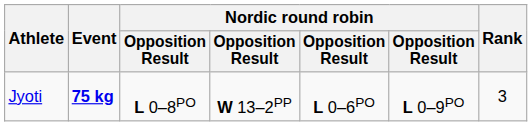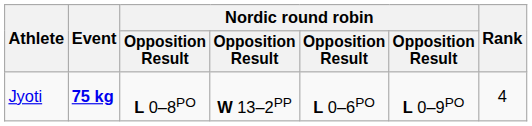(502, 97) 3 -> (502, 97) 4
